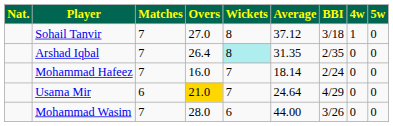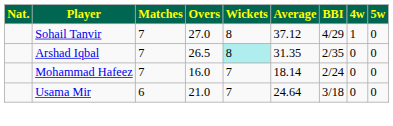(333, 33) 3/18 -> (333, 33) 4/29
(199, 53) 26.4 -> (199, 53) 26.5
(199, 92) gold background -> (199, 92) no background
(333, 92) 4/29 -> (333, 92) 3/18
- row: (83, 111)
